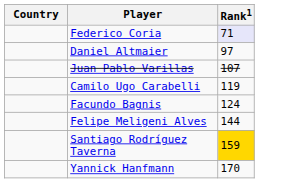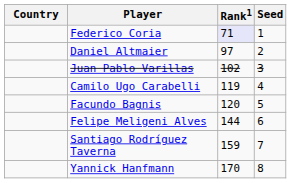+ column: (270, 15)
(230, 69) 107 -> (230, 69) 102
(230, 104) 124 -> (230, 104) 120
(230, 145) gold background -> (230, 145) no background
